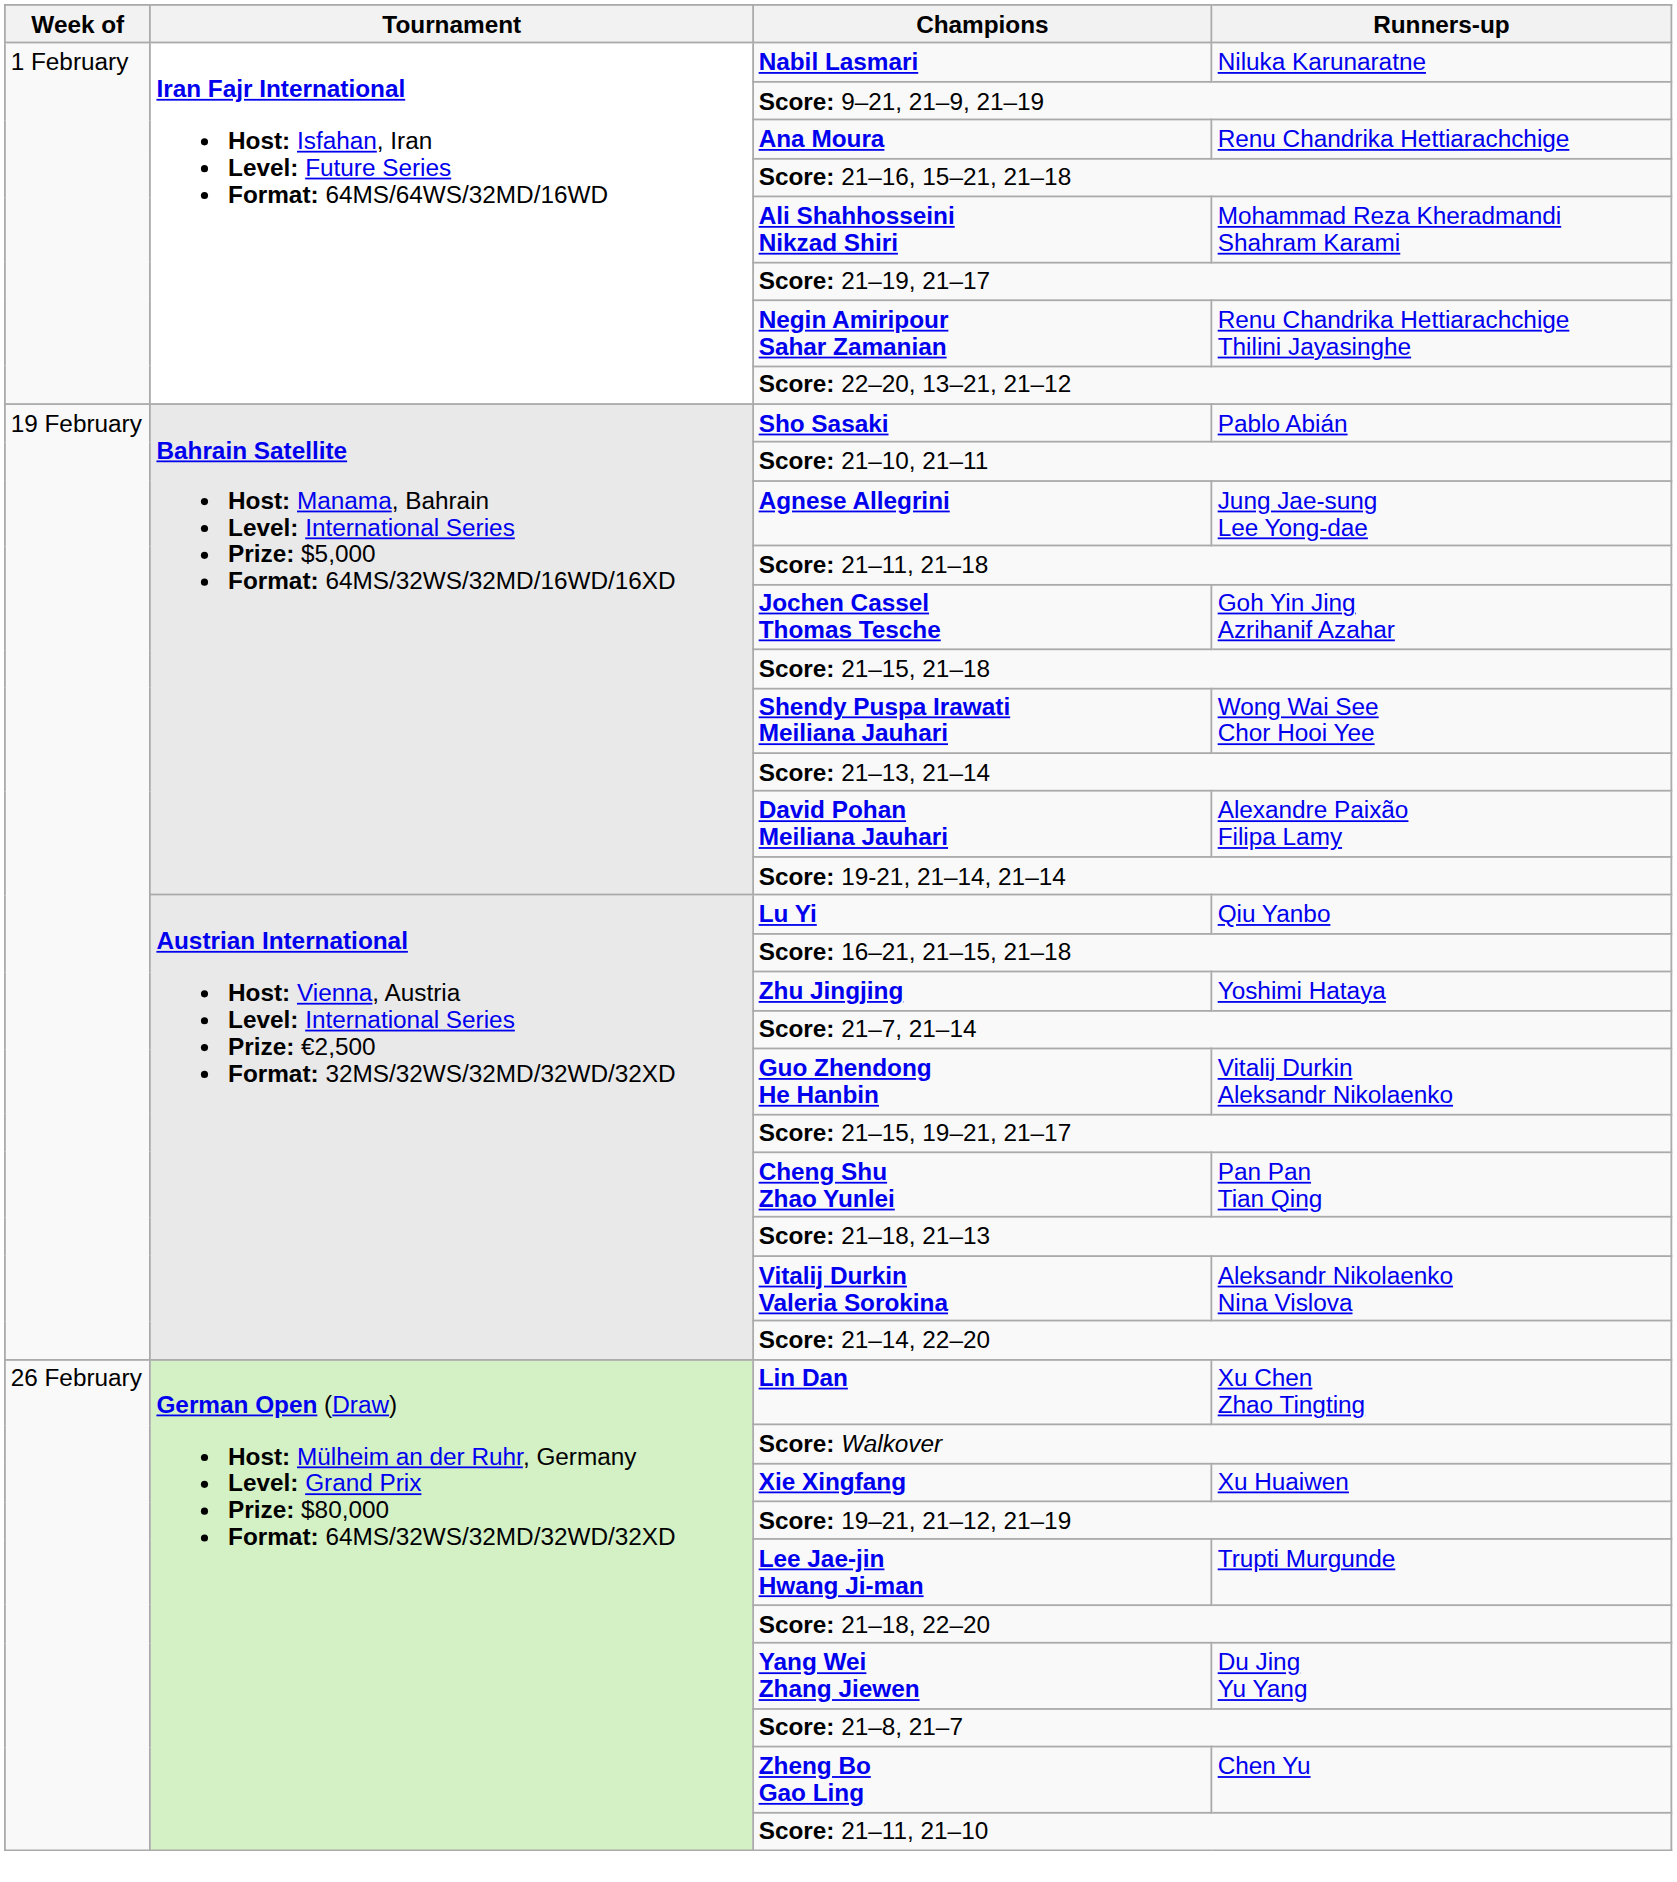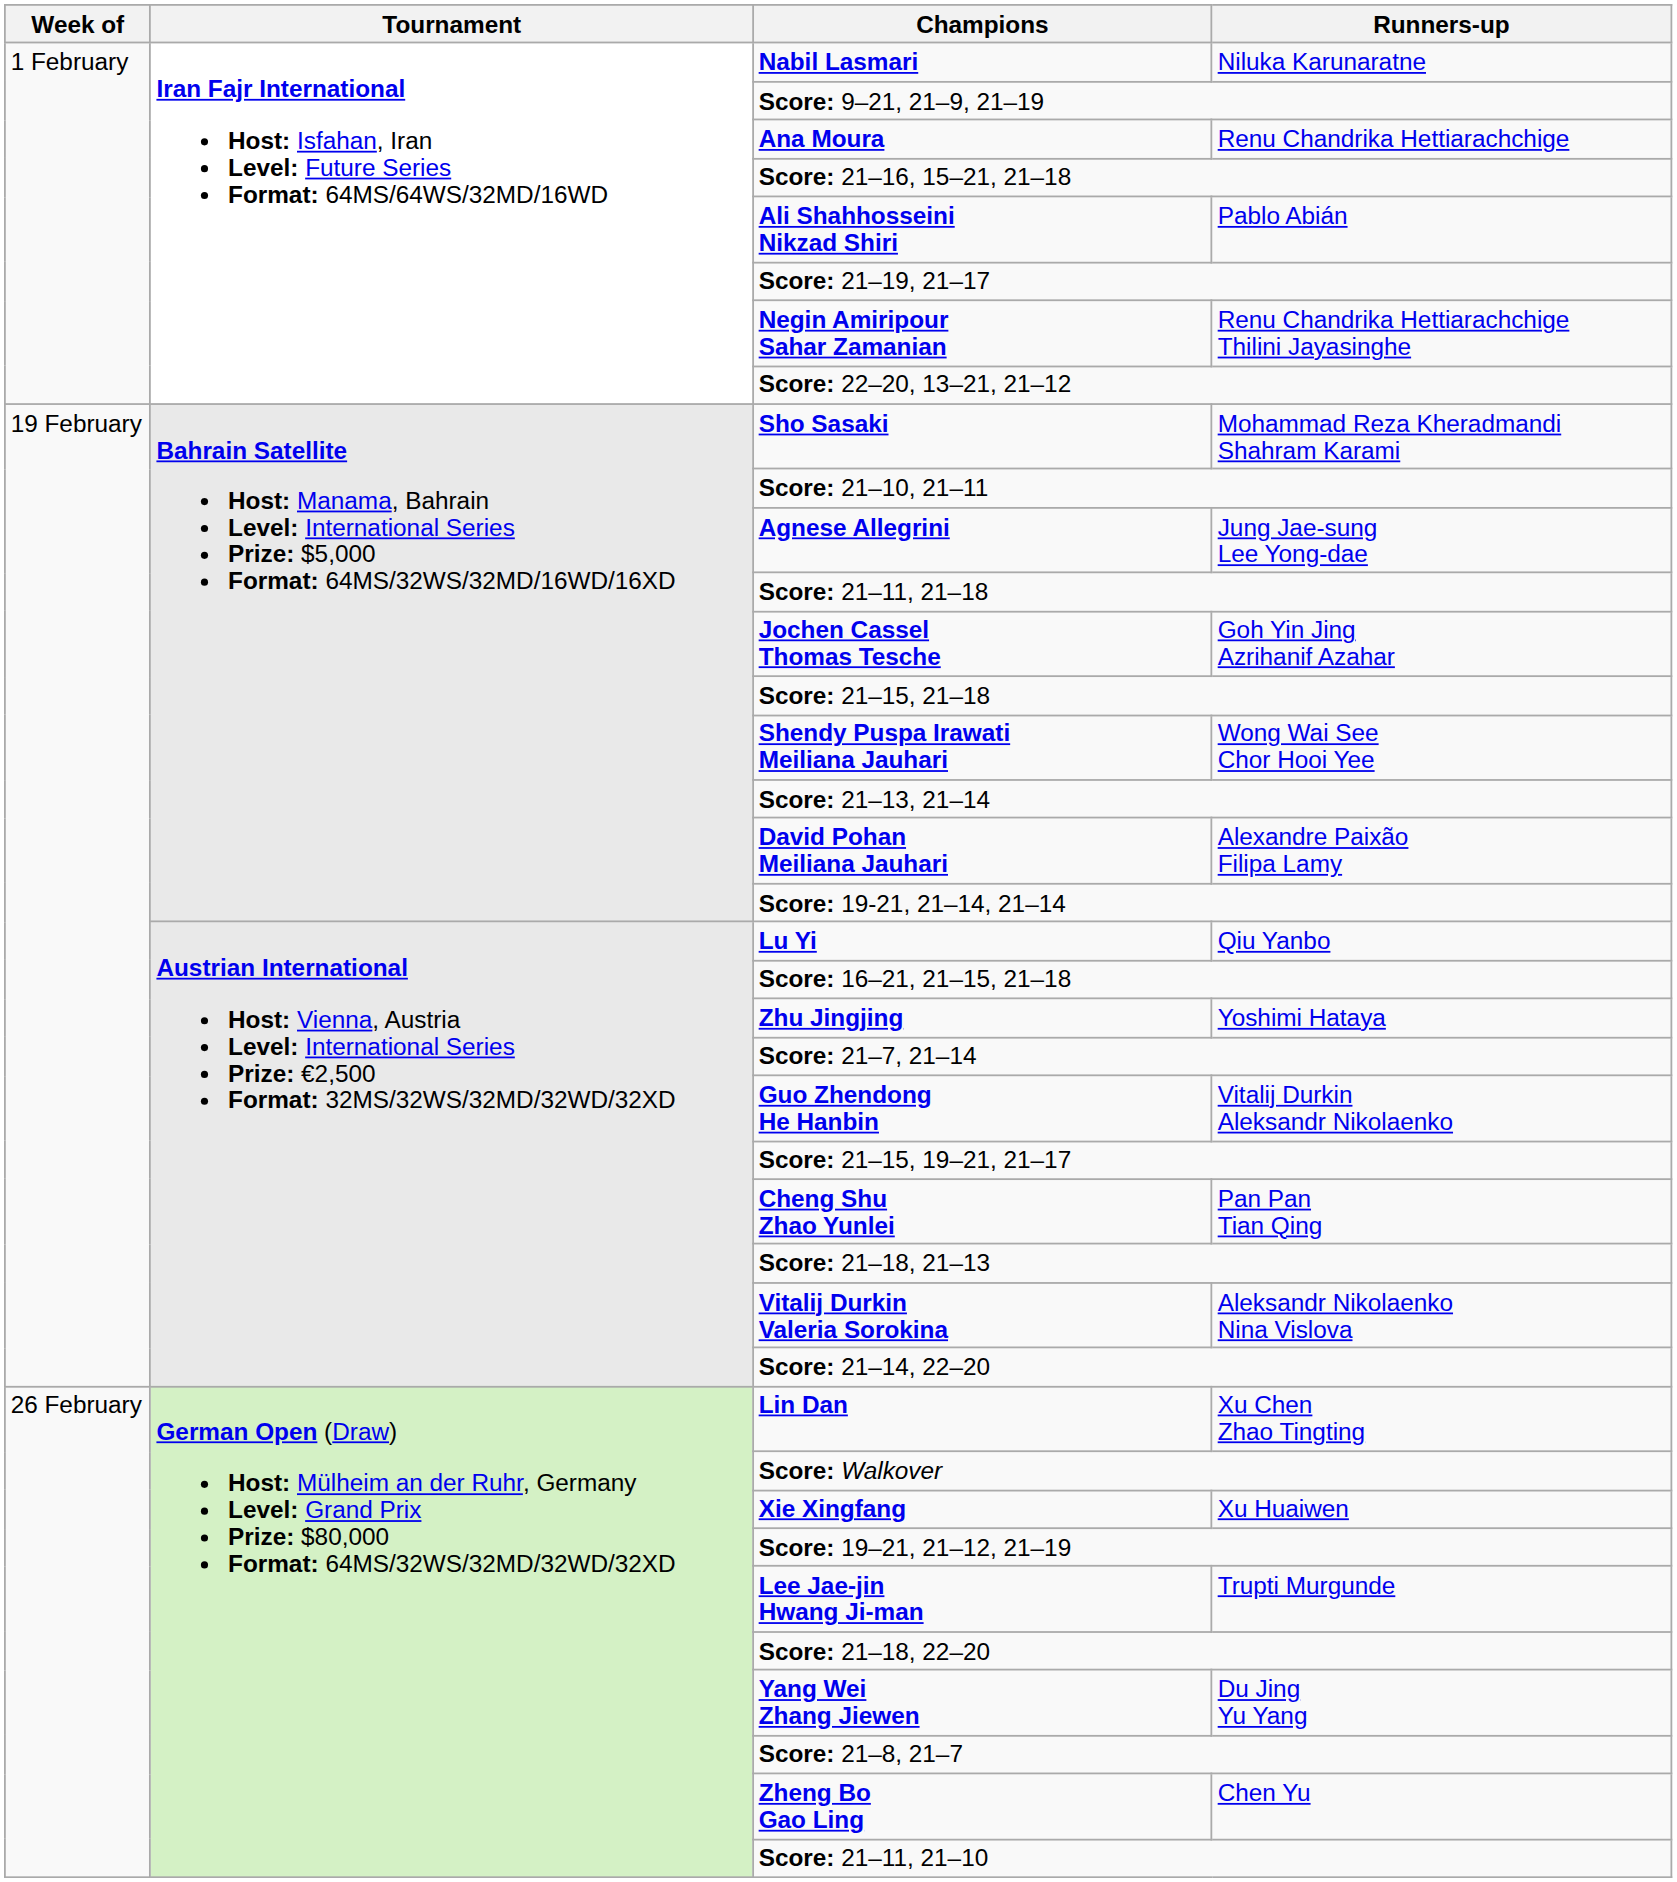(1389, 229) Mohammad Reza Kheradmandi Shahram Karami -> (1283, 216) Pablo Abián
(1283, 423) Pablo Abián -> (1389, 436) Mohammad Reza Kheradmandi Shahram Karami
